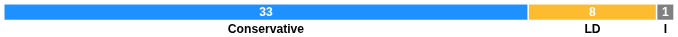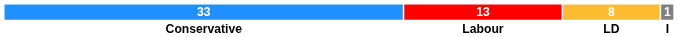+ column: (483, 12)
